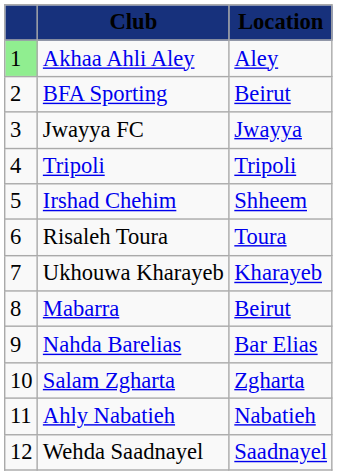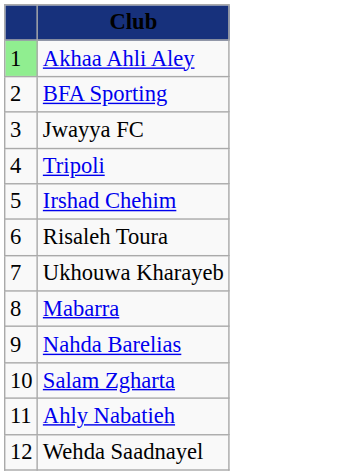- column: (281, 22)
